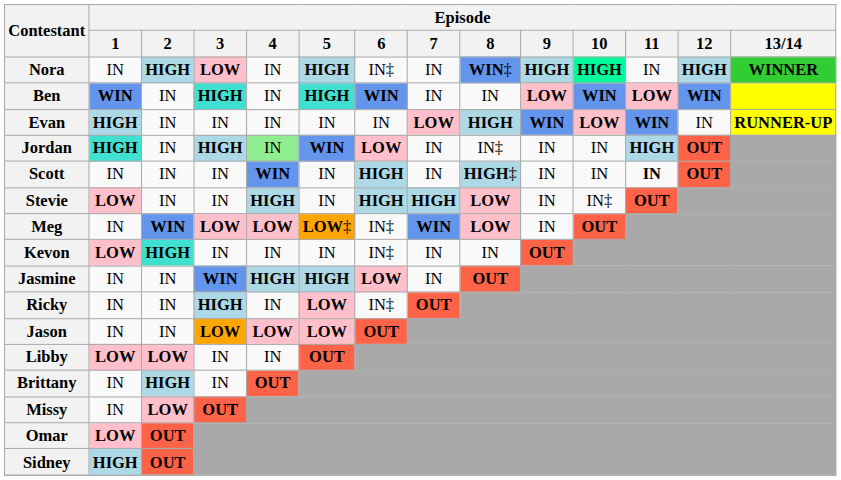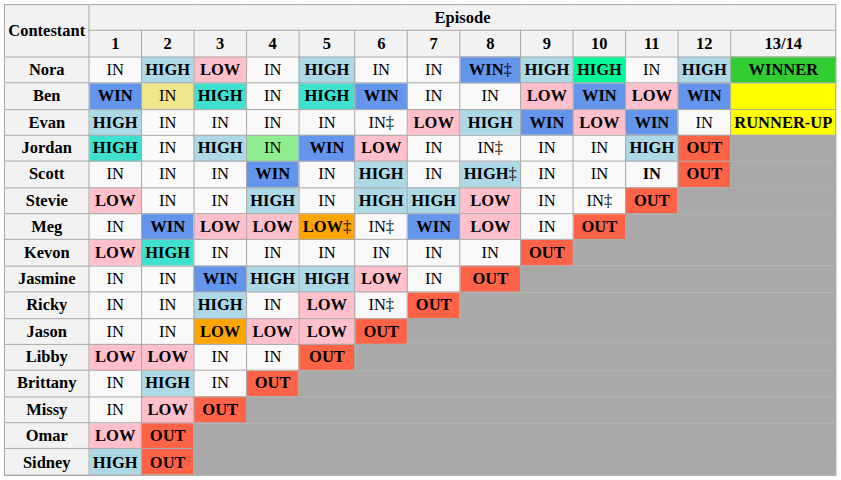(381, 69) IN‡ -> (381, 69) IN
(168, 95) no background -> (168, 95) khaki background
(381, 122) IN -> (381, 122) IN‡
(381, 252) IN‡ -> (381, 252) IN
